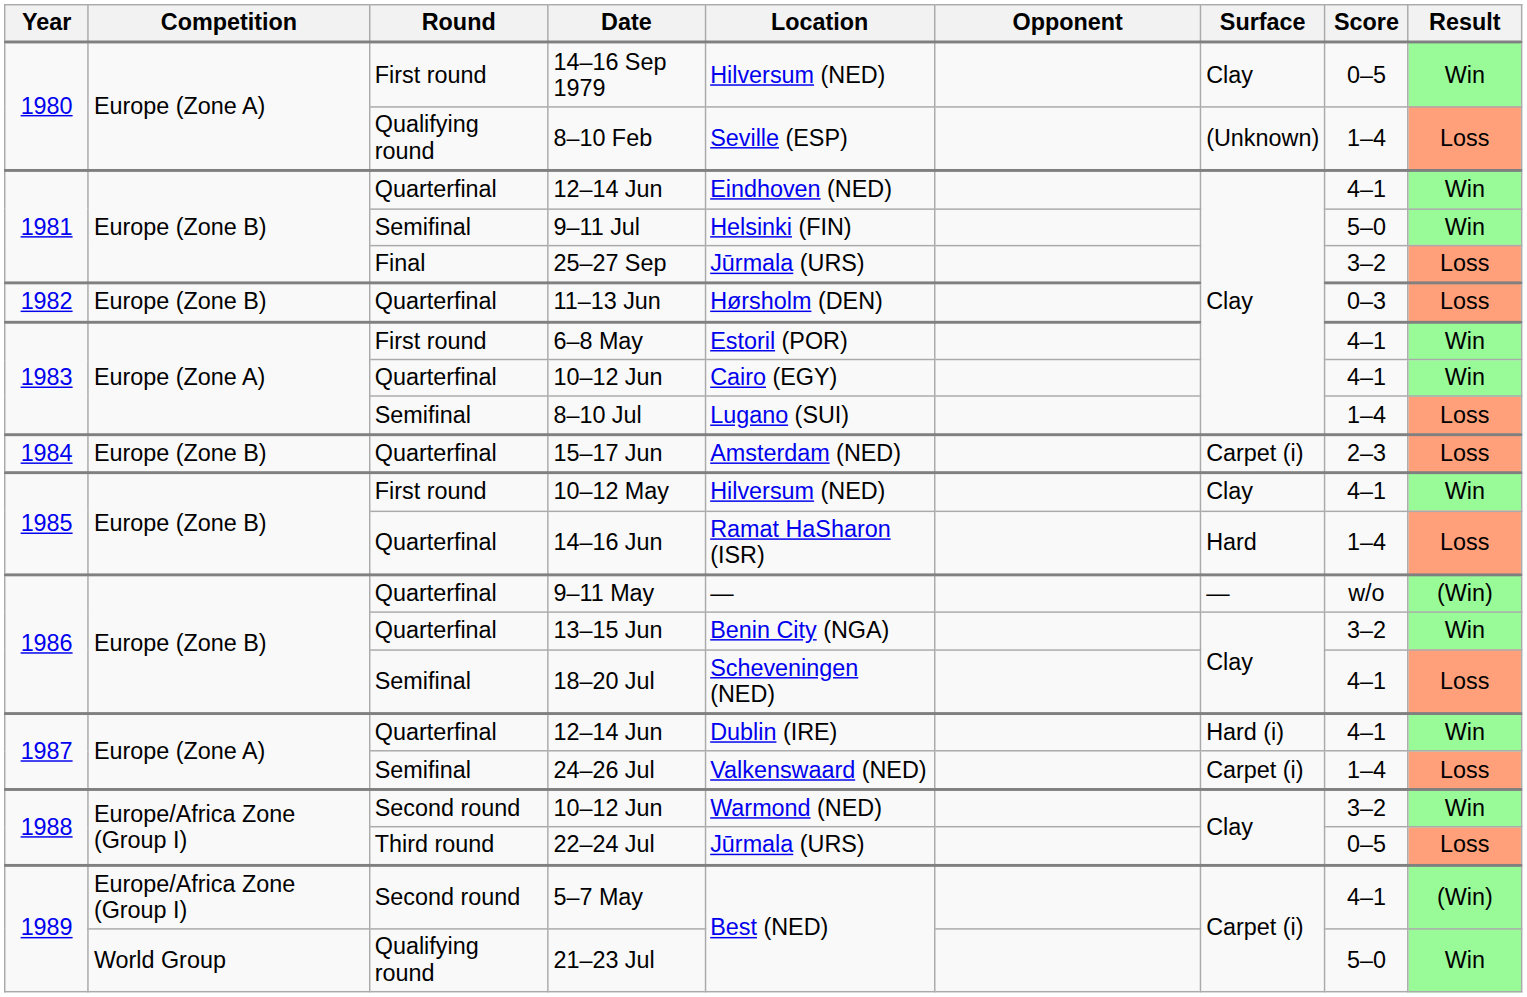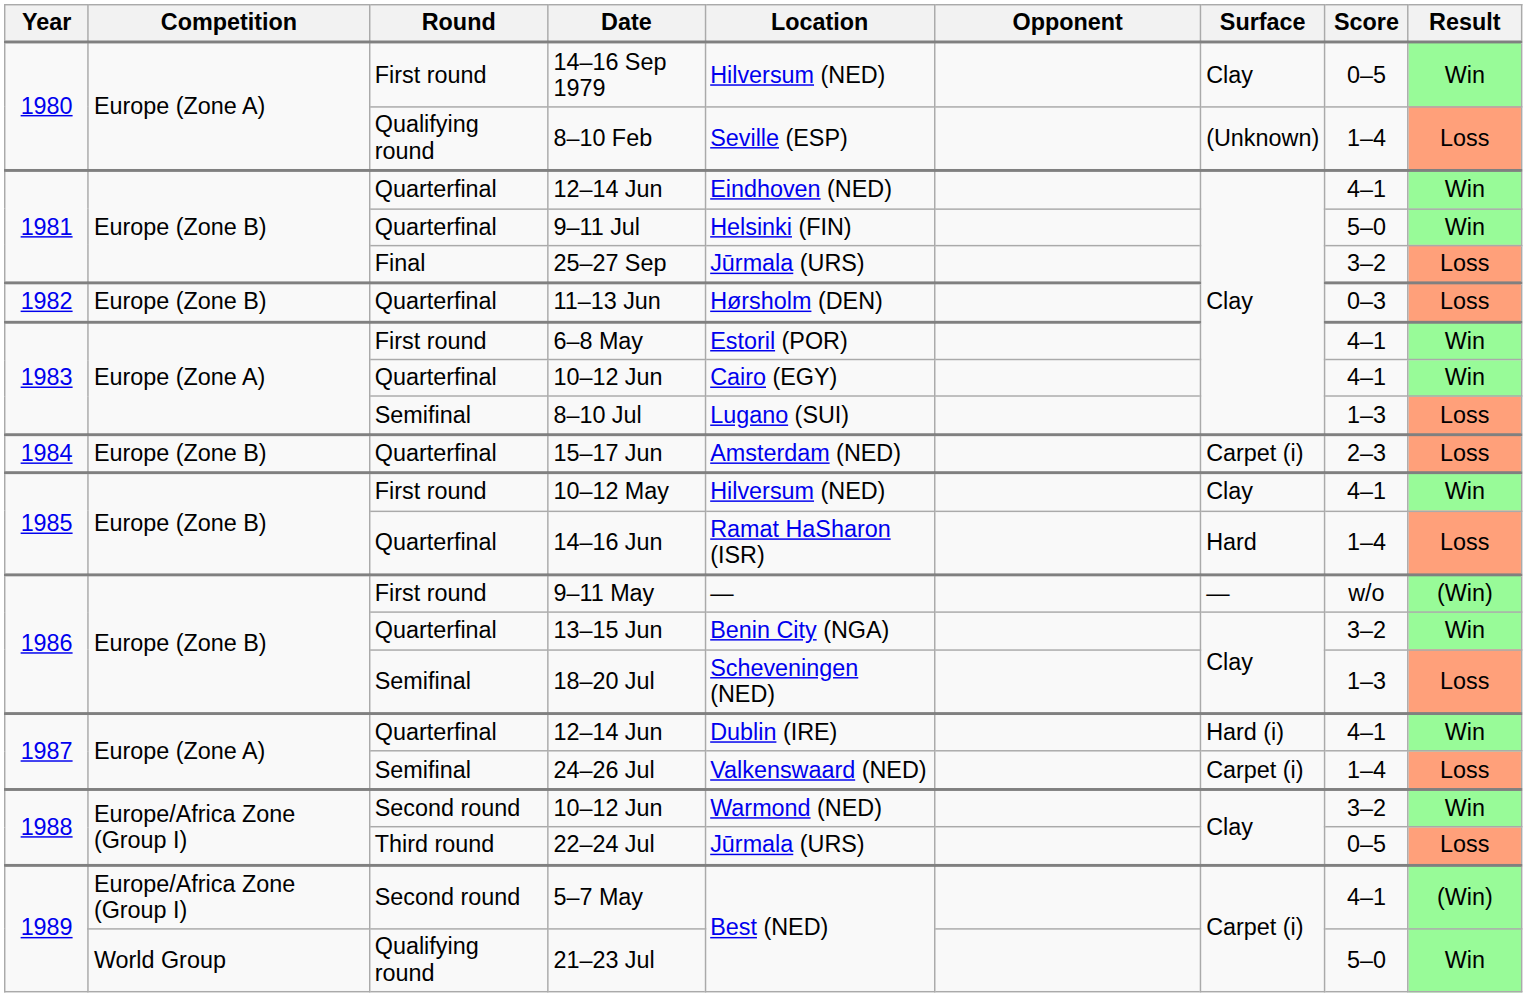(423, 226) Semifinal -> (436, 226) Quarterfinal
(1366, 414) 1–4 -> (1366, 414) 1–3
(436, 593) Quarterfinal -> (431, 593) First round
(1366, 680) 4–1 -> (1366, 680) 1–3
